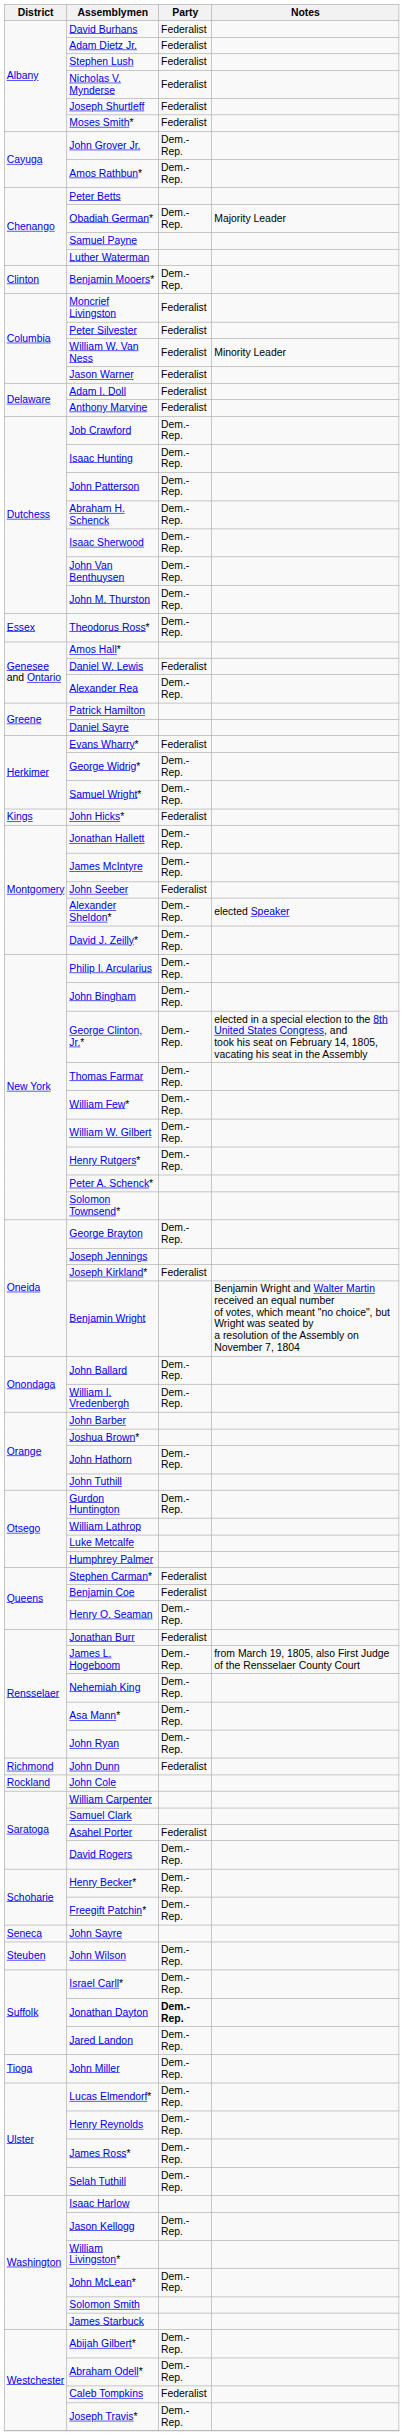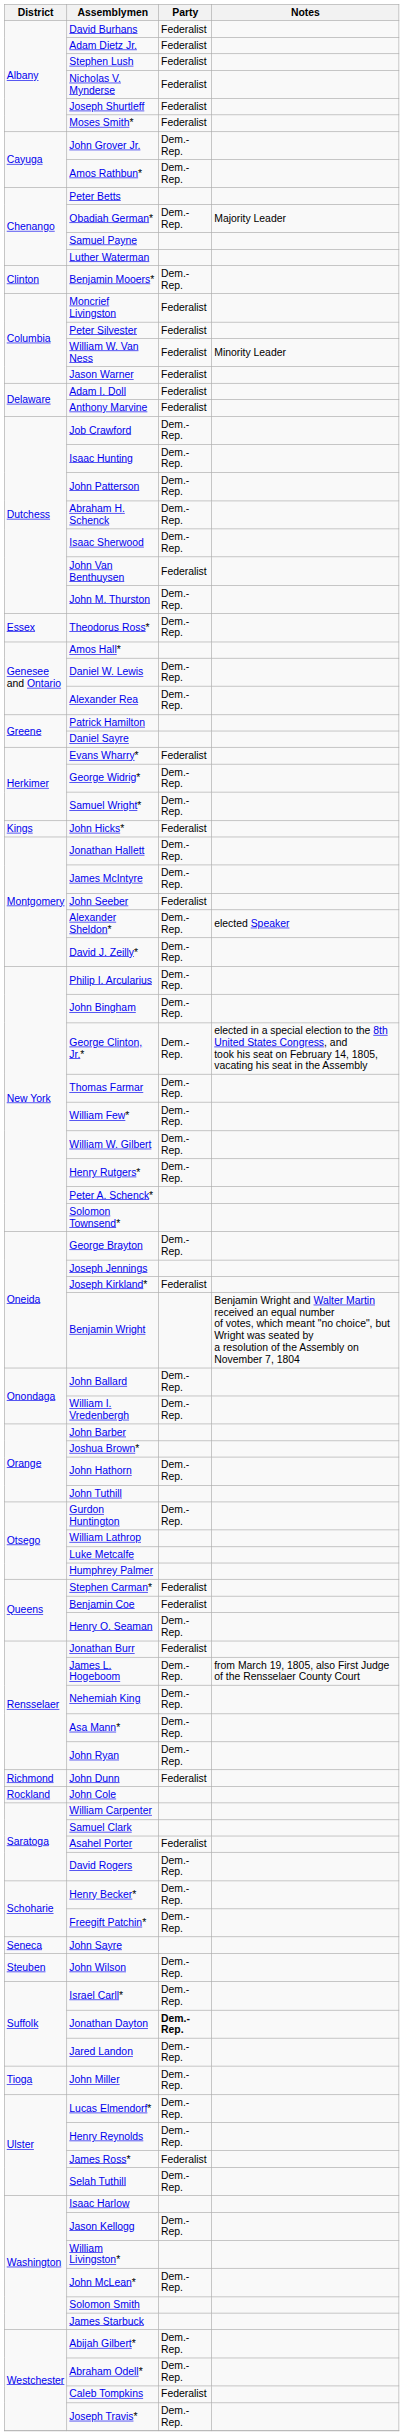(175, 571) Dem.-Rep. -> (184, 571) Federalist
(184, 666) Federalist -> (175, 672) Dem.-Rep.
(175, 2153) Dem.-Rep. -> (184, 2159) Federalist
